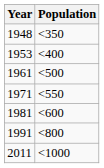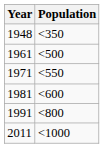- row: (20, 53)
